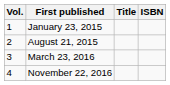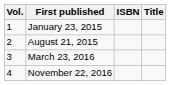columns swapped: (126, 12) <-> (152, 12)
